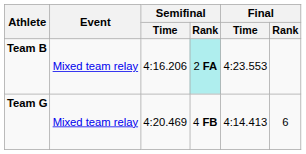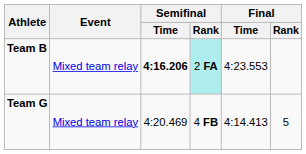(165, 67) normal -> (166, 67) bold
(285, 122) 6 -> (286, 122) 5
